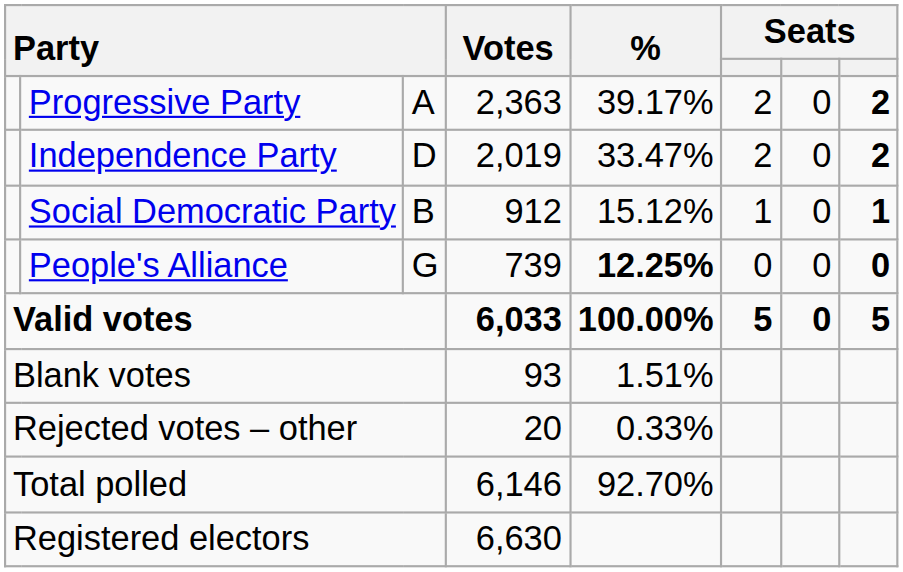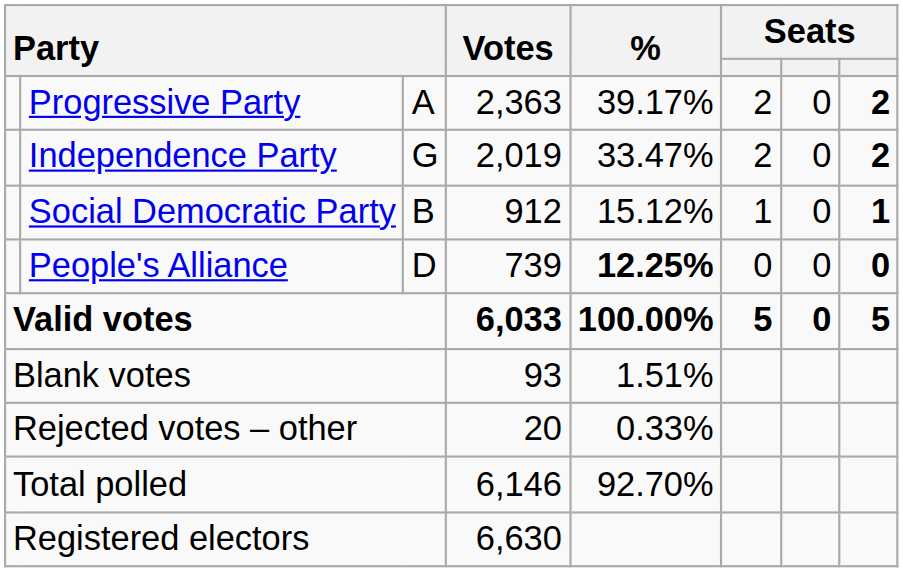(424, 156) D -> (425, 156) G
(425, 265) G -> (424, 265) D
